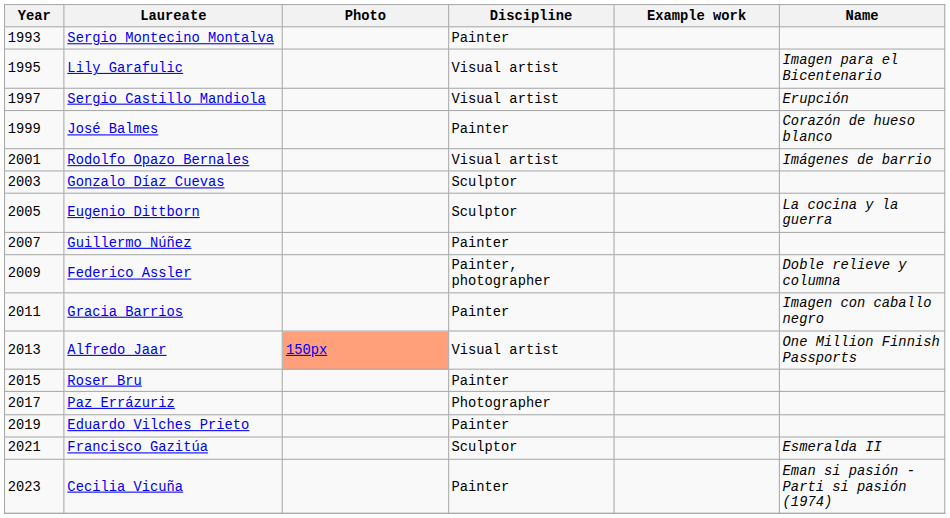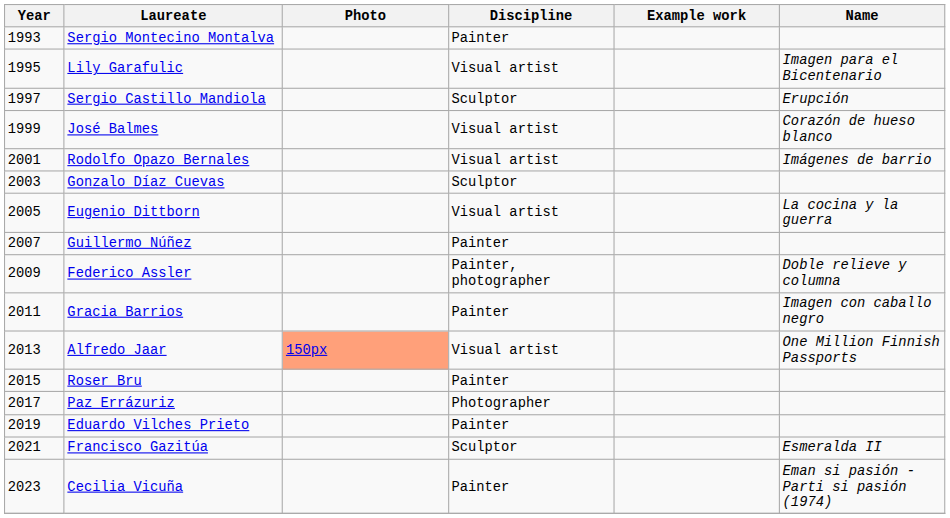(505, 99) Visual artist -> (485, 99) Sculptor
(480, 129) Painter -> (505, 129) Visual artist
(485, 213) Sculptor -> (505, 213) Visual artist
